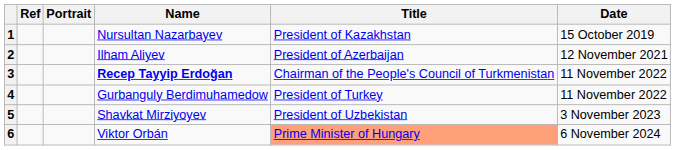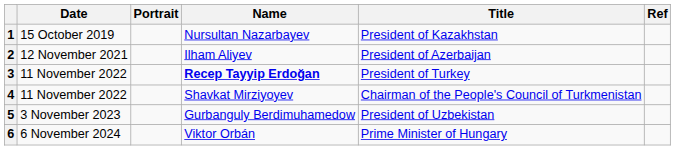columns swapped: (614, 14) <-> (30, 14)
(414, 74) Chairman of the People's Council of Turkmenistan -> (415, 74) President of Turkey
(183, 94) Gurbanguly Berdimuhamedow -> (239, 94) Shavkat Mirziyoyev
(328, 94) President of Turkey -> (501, 94) Chairman of the People's Council of Turkmenistan
(152, 114) Shavkat Mirziyoyev -> (270, 114) Gurbanguly Berdimuhamedow
(347, 134) lightsalmon background -> (434, 134) no background
